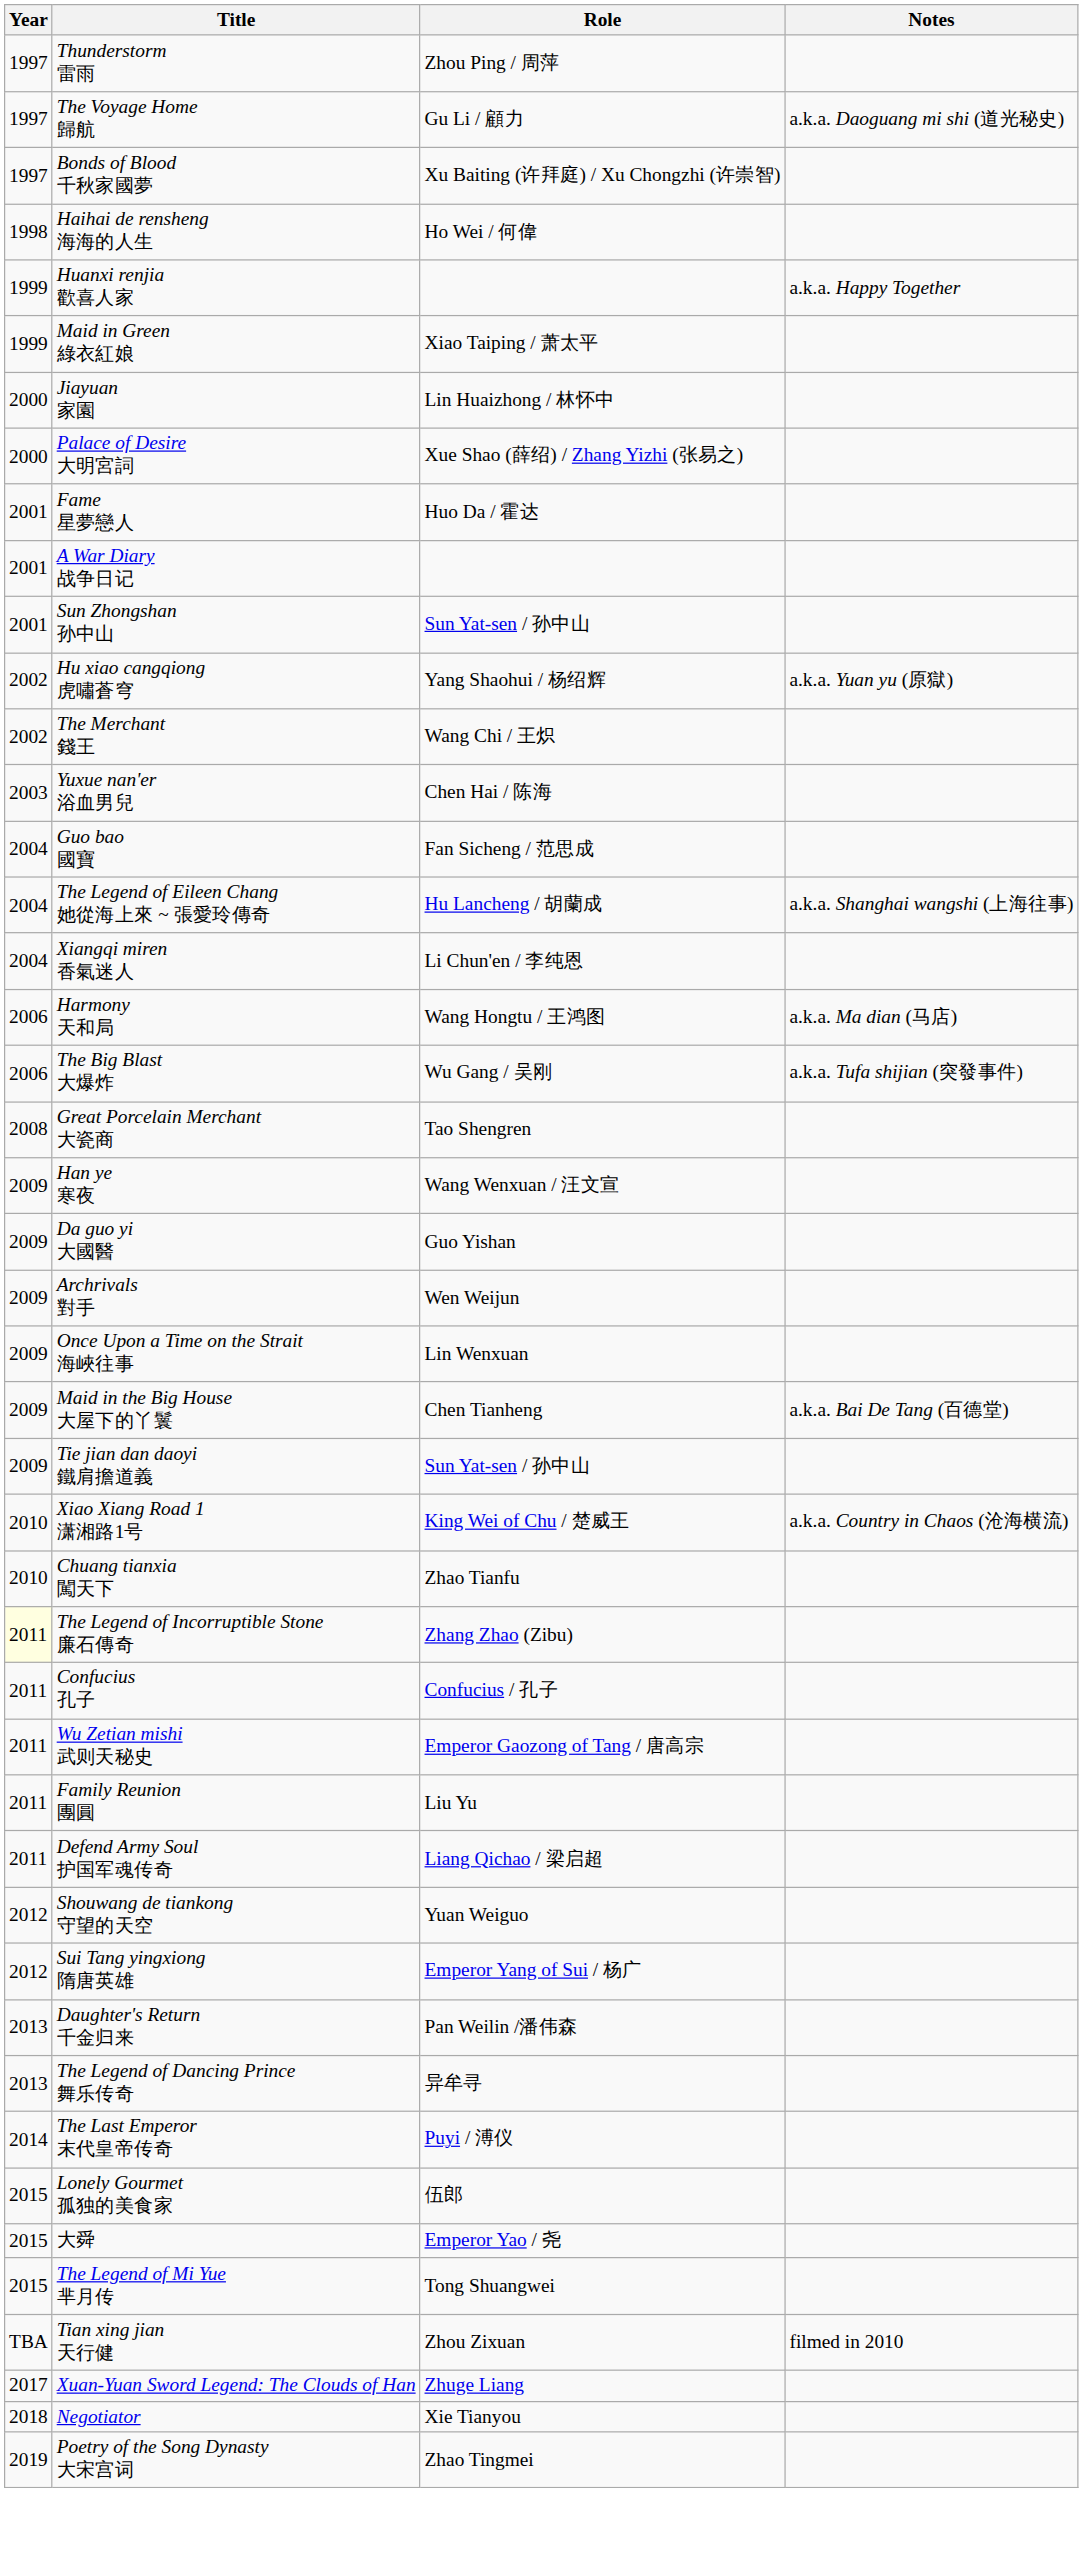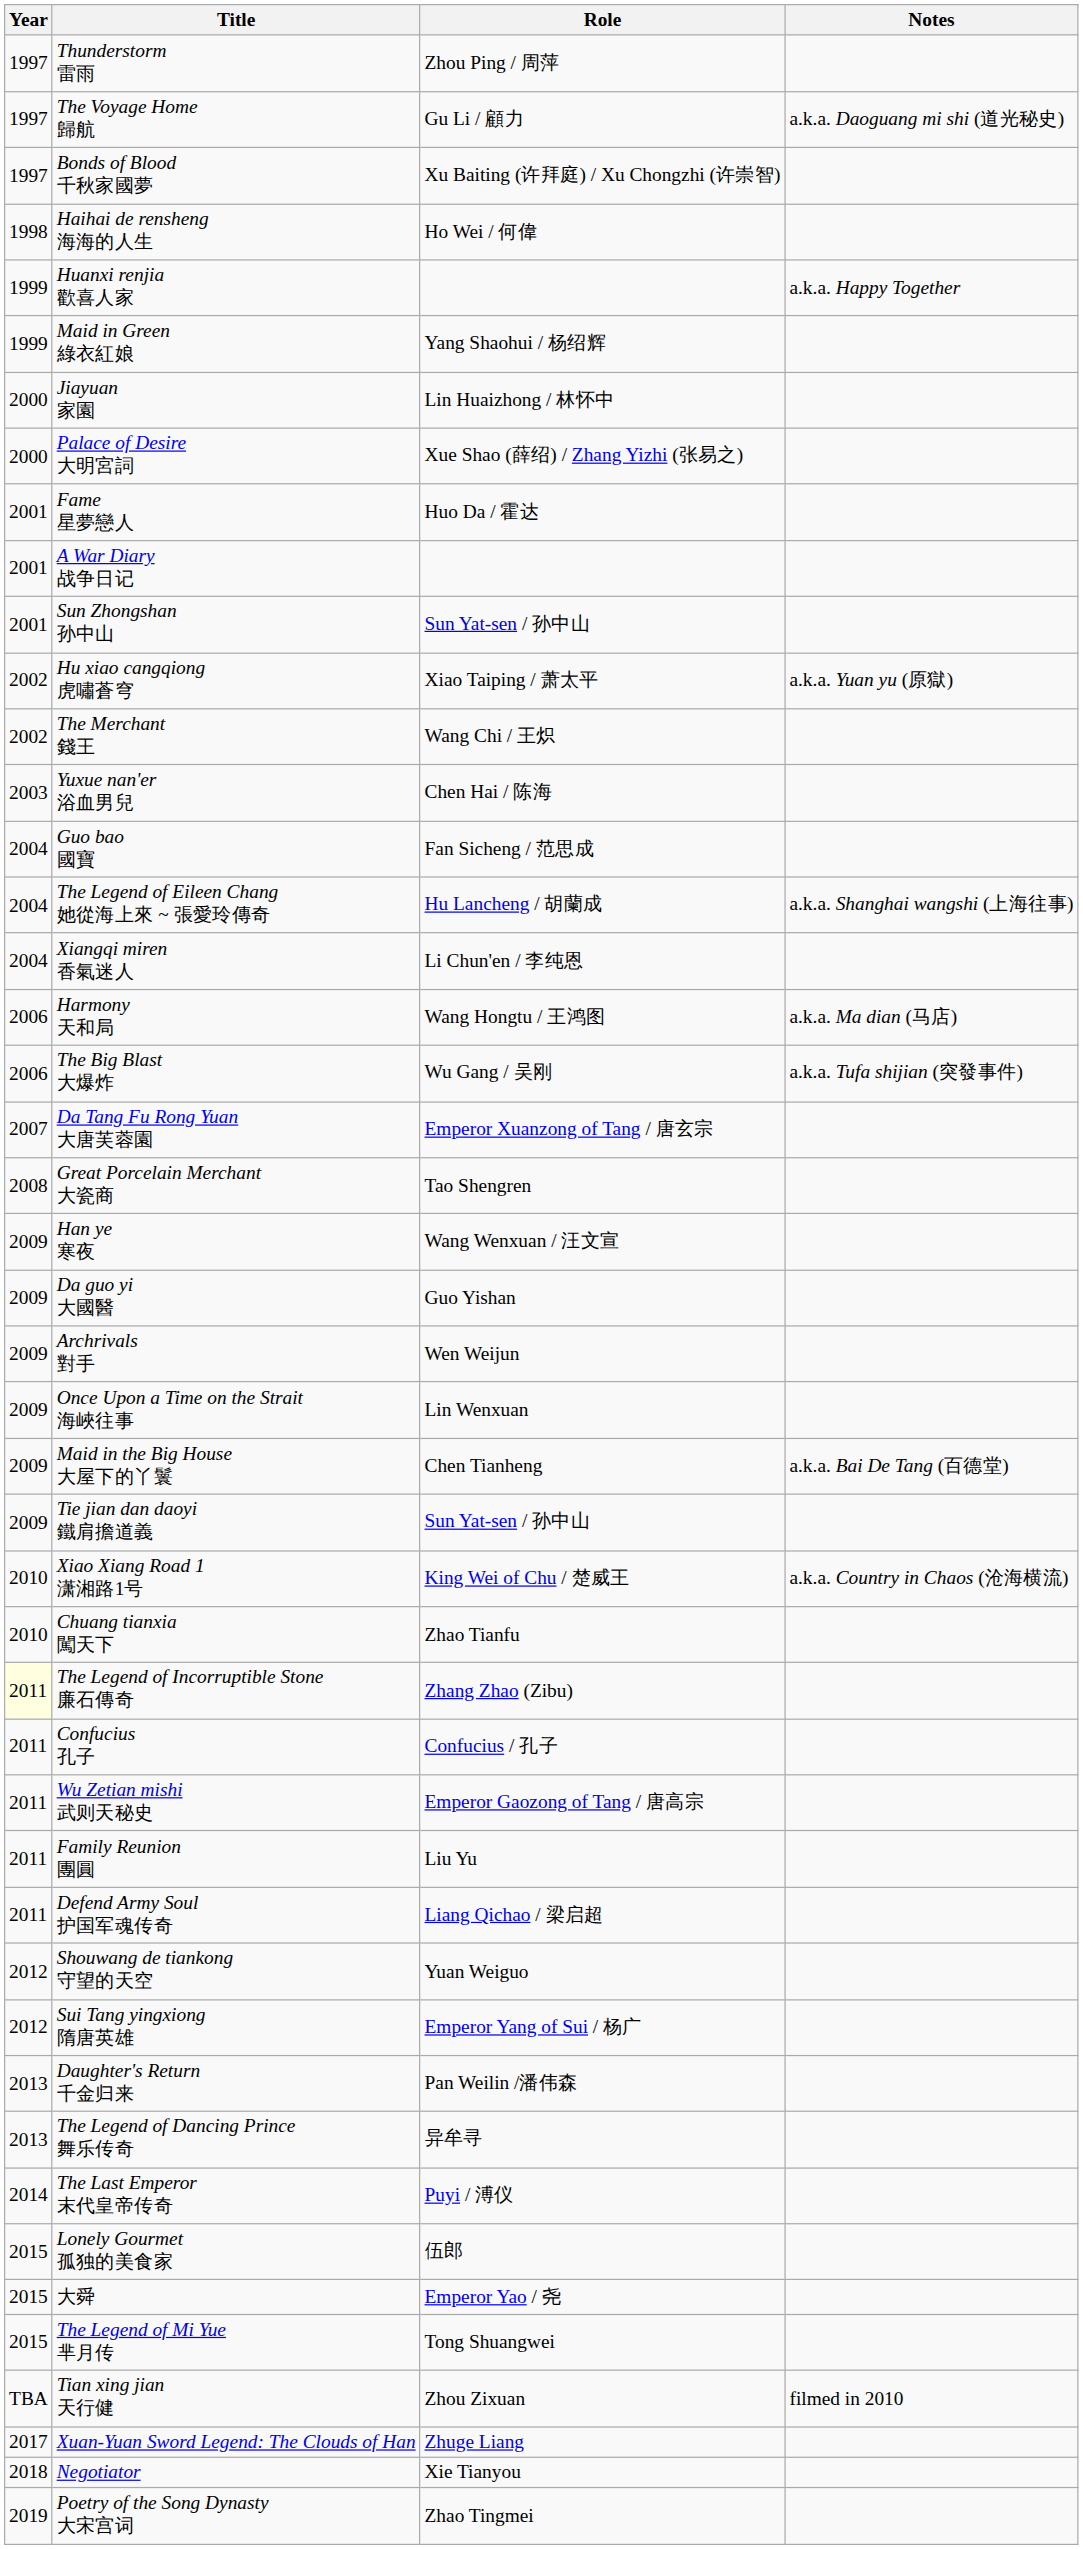(512, 343) Xiao Taiping / 萧太平 -> (515, 343) Yang Shaohui / 杨绍辉
(515, 679) Yang Shaohui / 杨绍辉 -> (512, 679) Xiao Taiping / 萧太平
+ row: (147, 1128)
